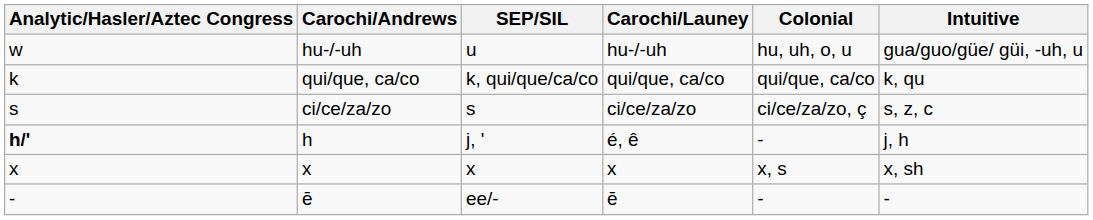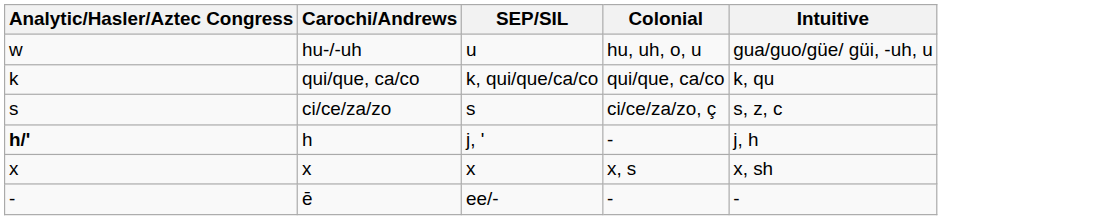- column: (678, 19)
